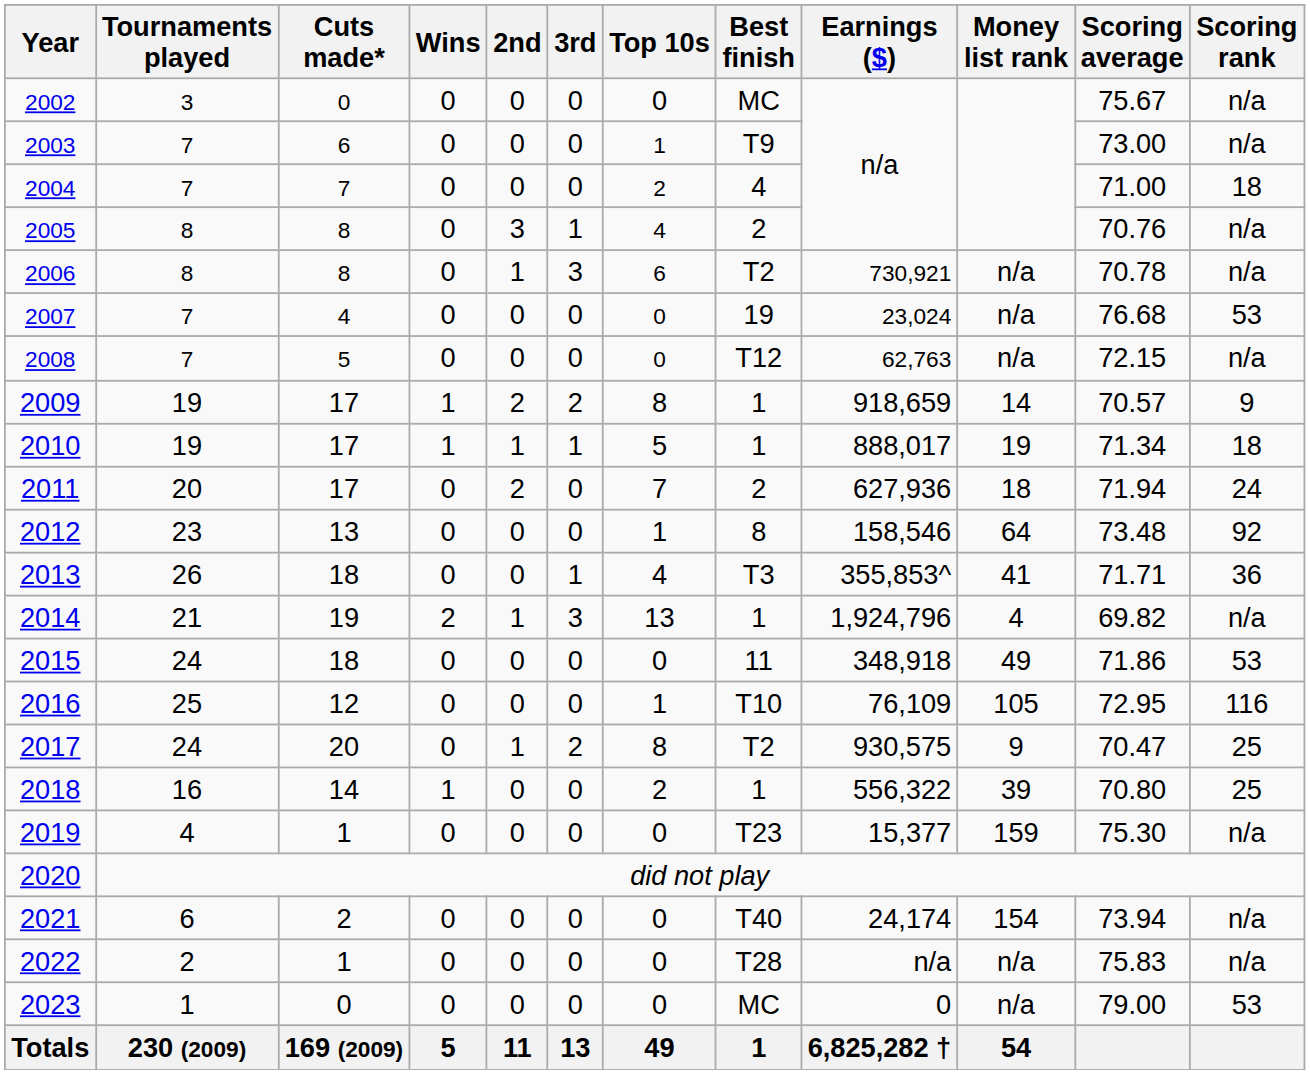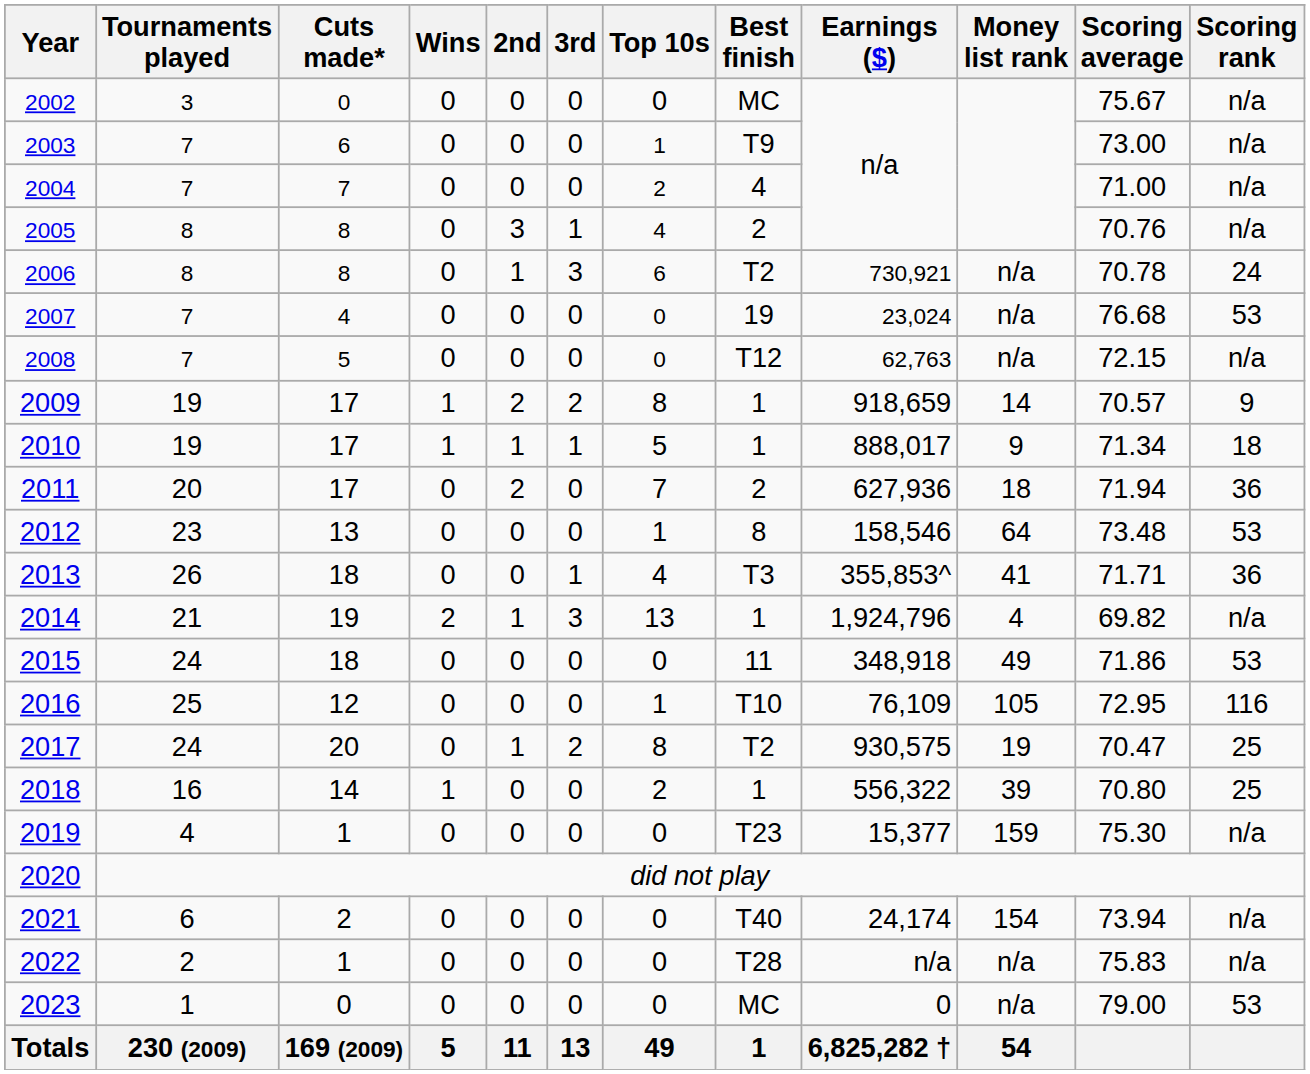(1247, 186) 18 -> (1247, 186) n/a
(1247, 272) n/a -> (1247, 272) 24
(1016, 445) 19 -> (1016, 445) 9
(1247, 488) 24 -> (1247, 488) 36
(1247, 531) 92 -> (1247, 531) 53
(1016, 746) 9 -> (1016, 746) 19
